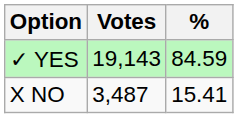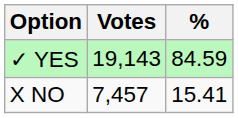(120, 94) 3,487 -> (120, 94) 7,457
